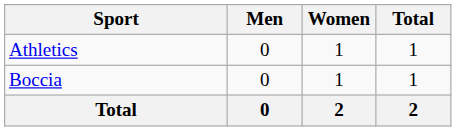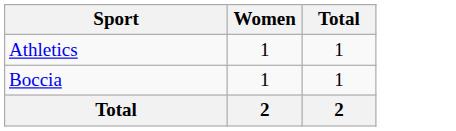- column: (265, 19)
